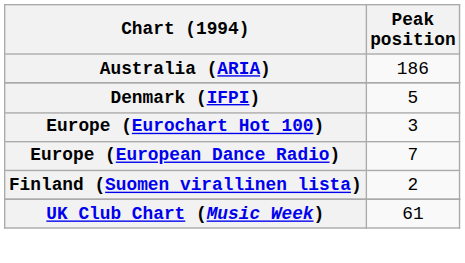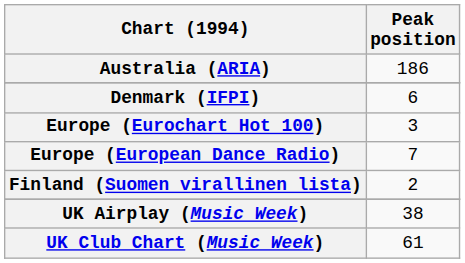(413, 98) 5 -> (413, 98) 6
+ row: (185, 214)
